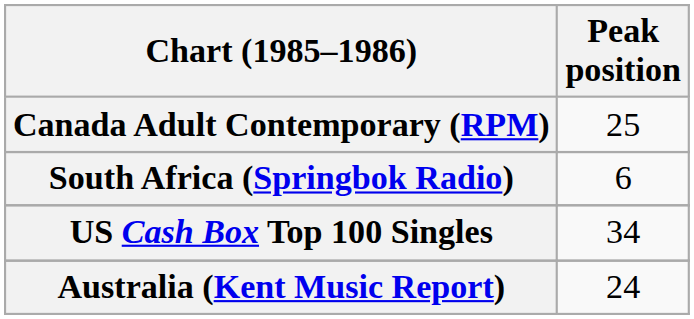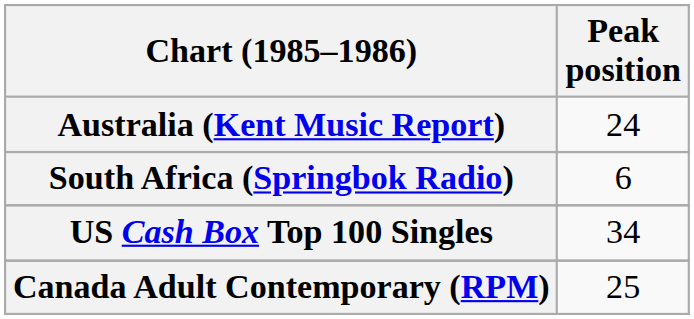rows swapped: (281, 286) <-> (281, 123)
